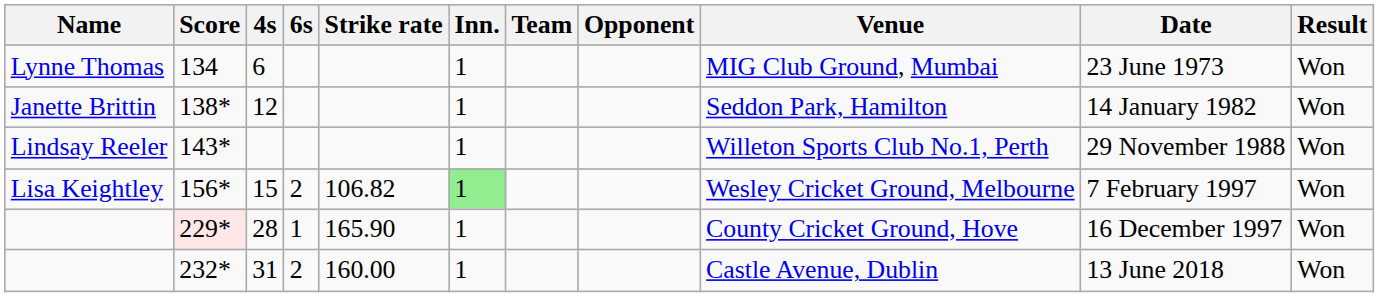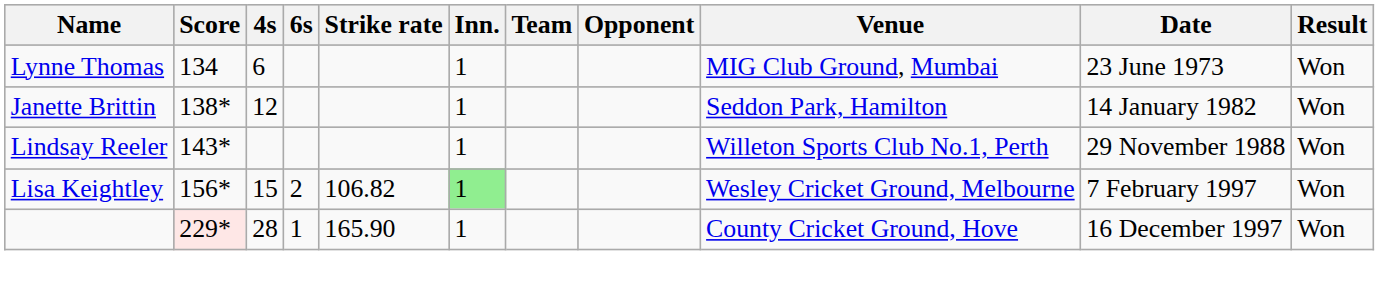- row: (205, 270)
